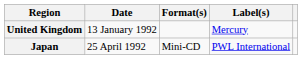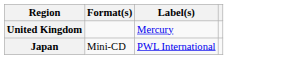- column: (122, 12)
